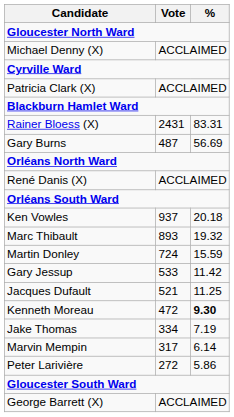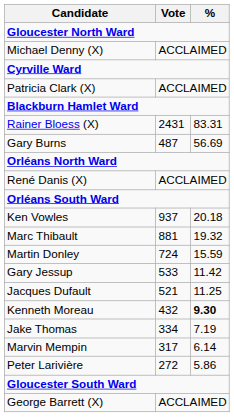(168, 236) 893 -> (168, 236) 881
(168, 310) 472 -> (168, 310) 432
